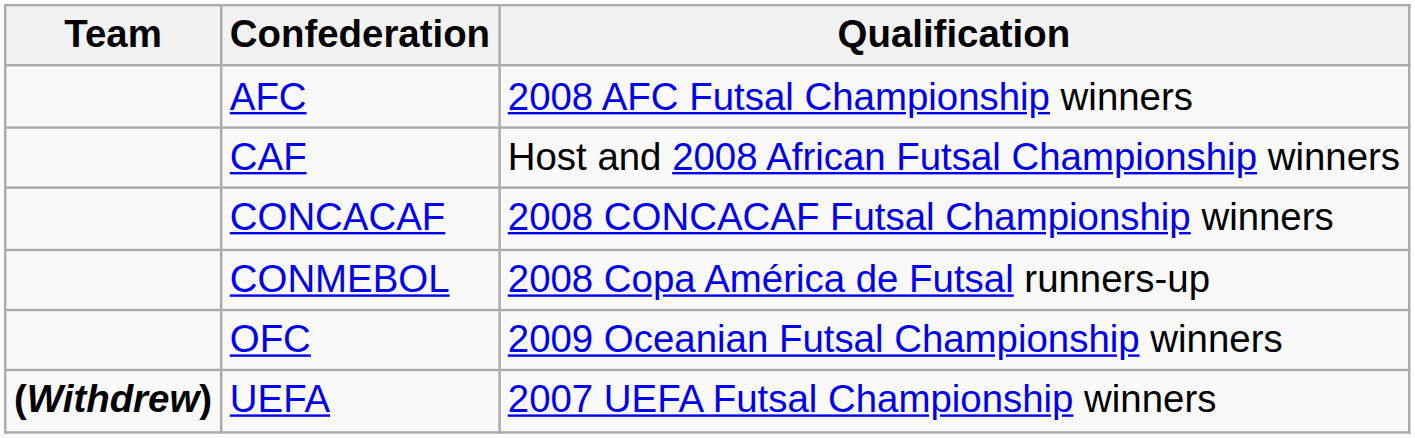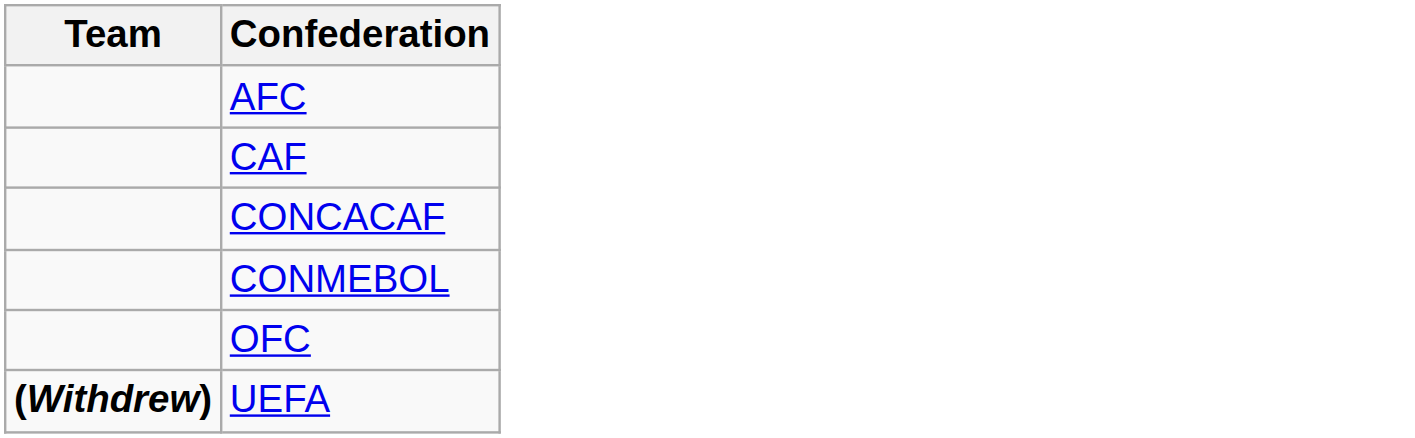- column: (954, 34)
